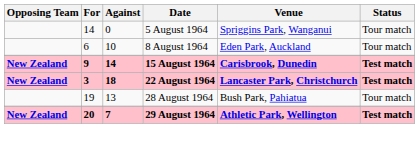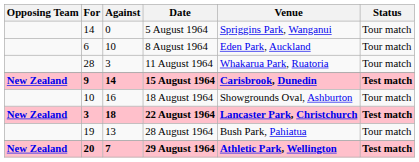+ row: (179, 64)
+ row: (179, 98)
